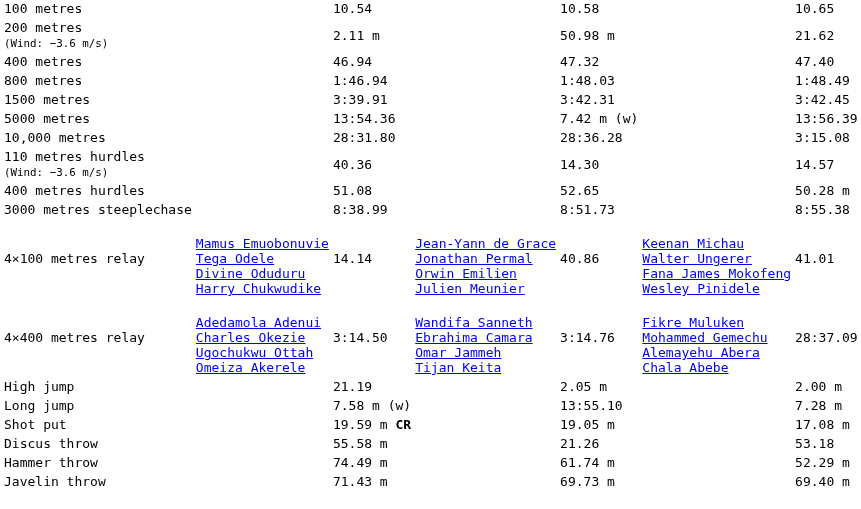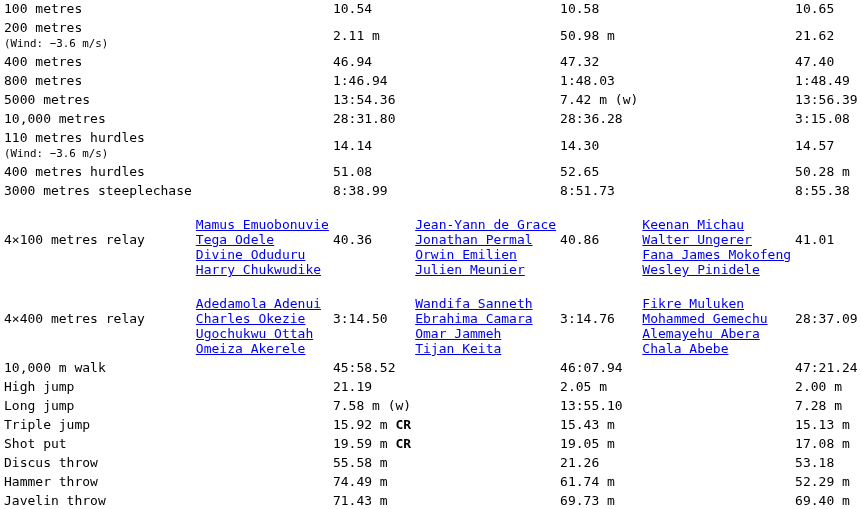- row: (47, 100)
(352, 164) 40.36 -> (352, 145) 14.14
(352, 258) 14.14 -> (352, 240) 40.36
+ row: (55, 368)
+ row: (47, 424)
